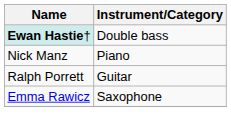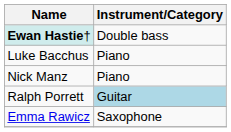+ row: (48, 56)
(114, 76) no background -> (114, 97) lightblue background
